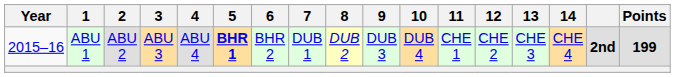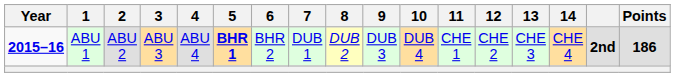(36, 46) normal -> (36, 46) bold
(644, 46) 199 -> (644, 46) 186
